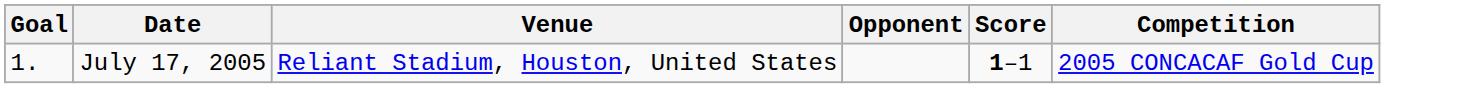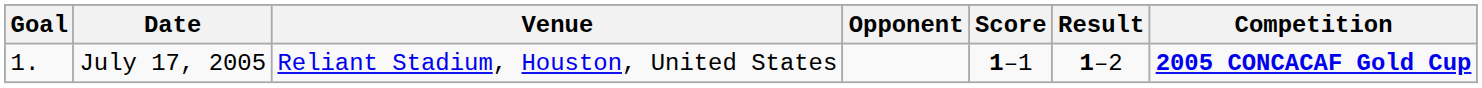+ column: (1101, 24)
(1216, 63) normal -> (1314, 63) bold
